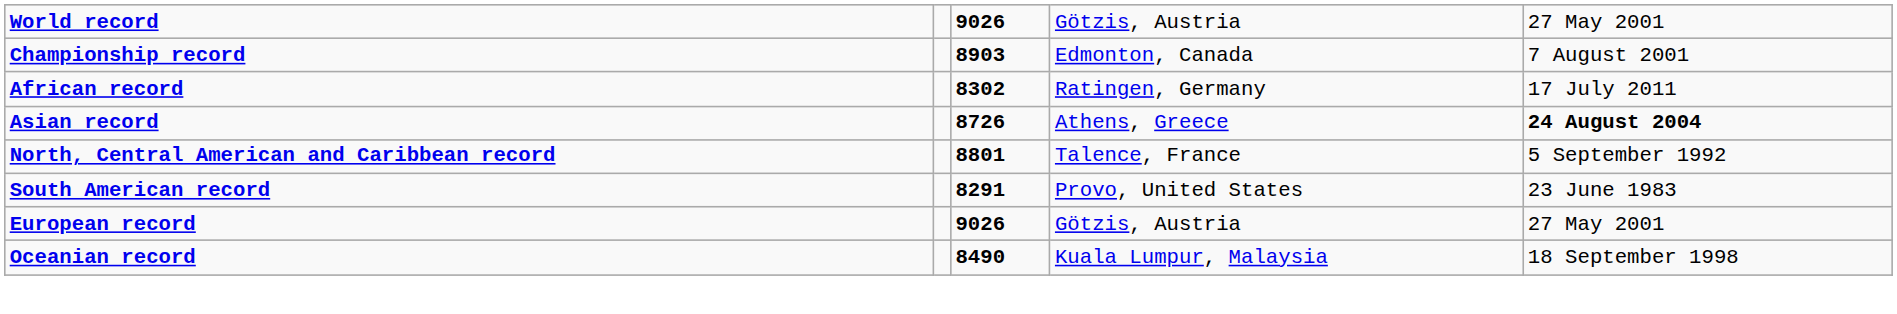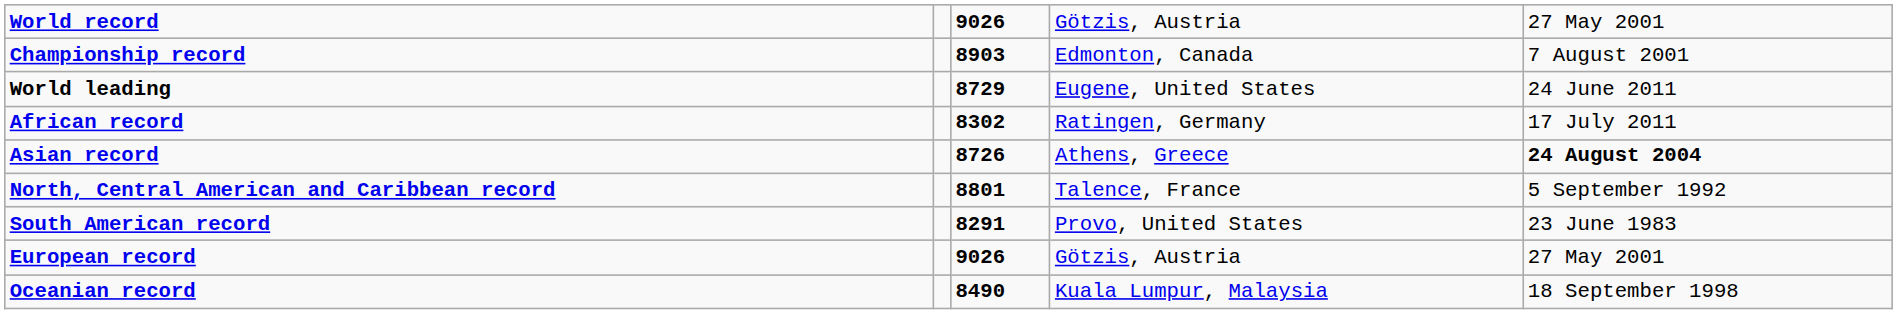+ row: (90, 89)
